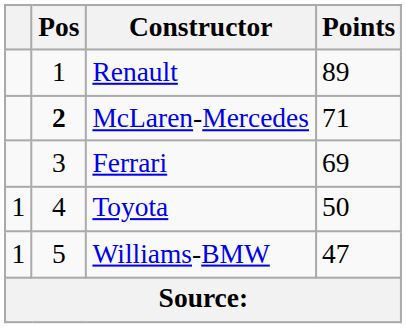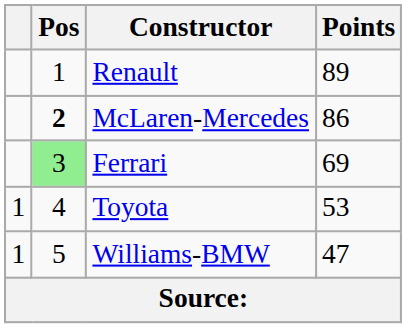(336, 117) 71 -> (336, 117) 86
(59, 162) no background -> (59, 162) lightgreen background
(336, 208) 50 -> (336, 208) 53
